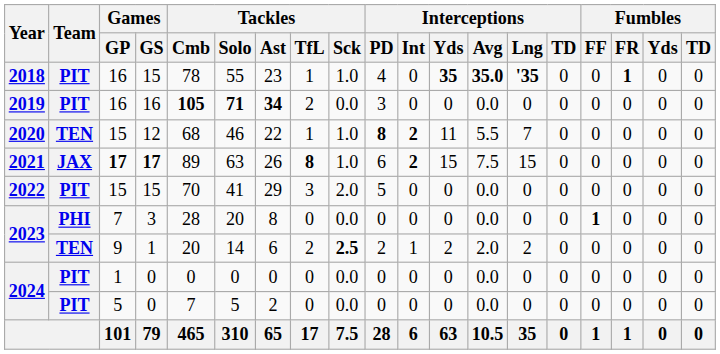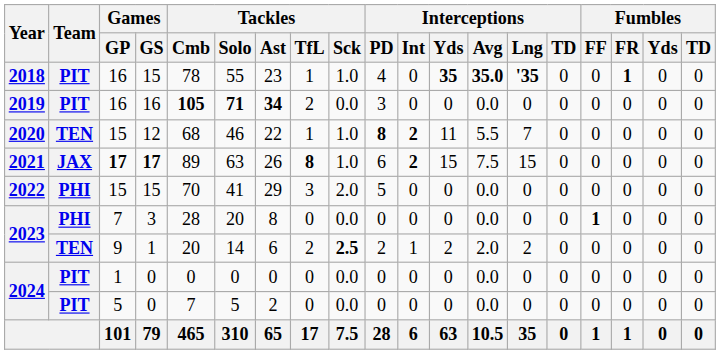(74, 190) PIT -> (74, 190) PHI
